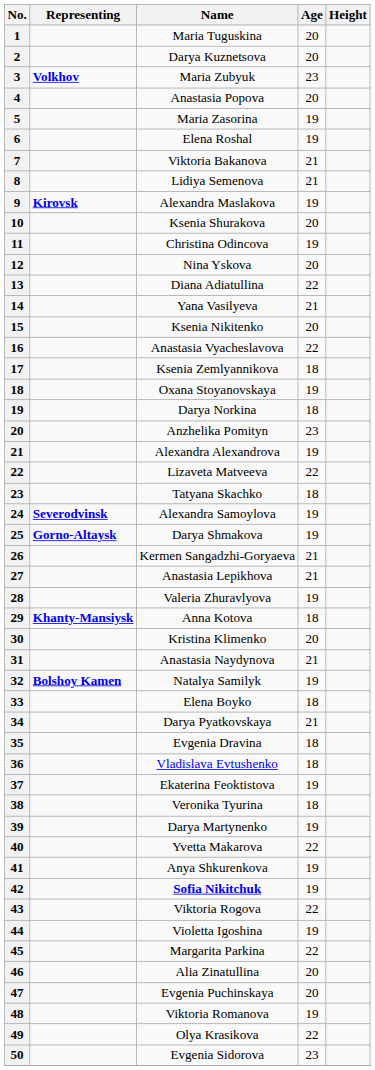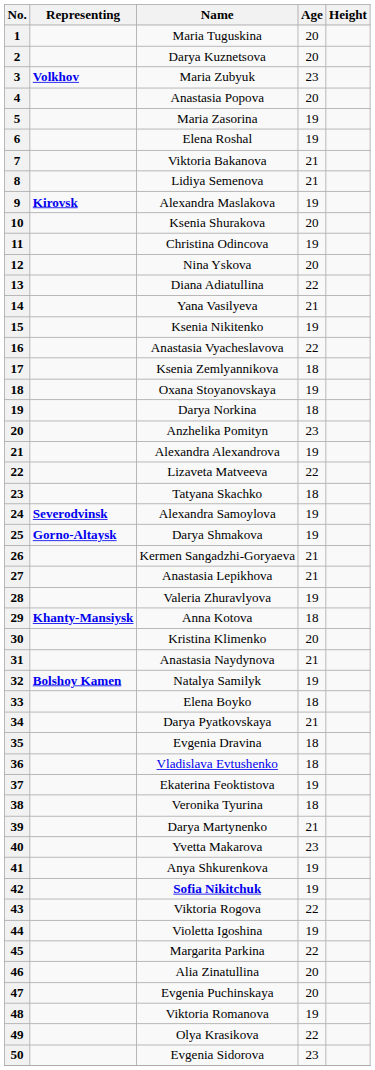(312, 327) 20 -> (312, 327) 19
(312, 826) 19 -> (312, 826) 21
(312, 847) 22 -> (312, 847) 23
